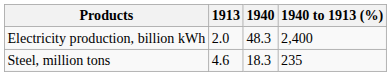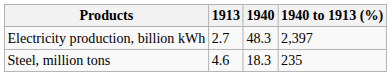(221, 38) 2.0 -> (221, 38) 2.7
(297, 38) 2,400 -> (297, 38) 2,397
